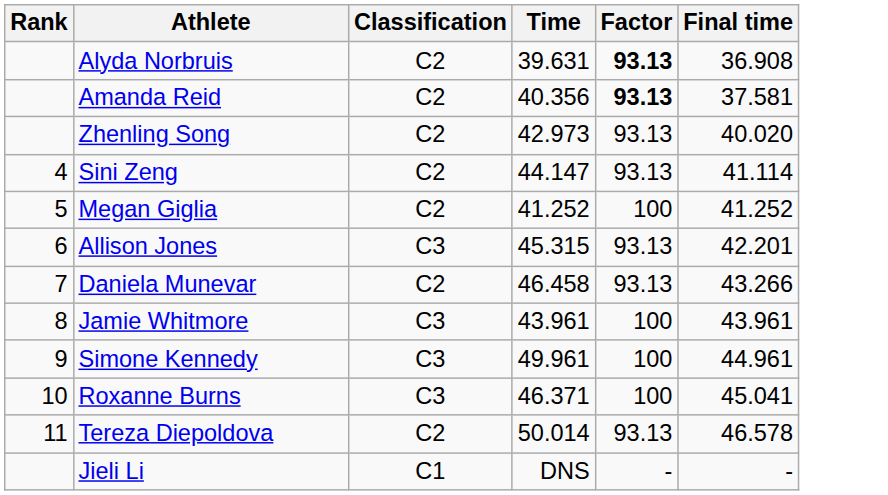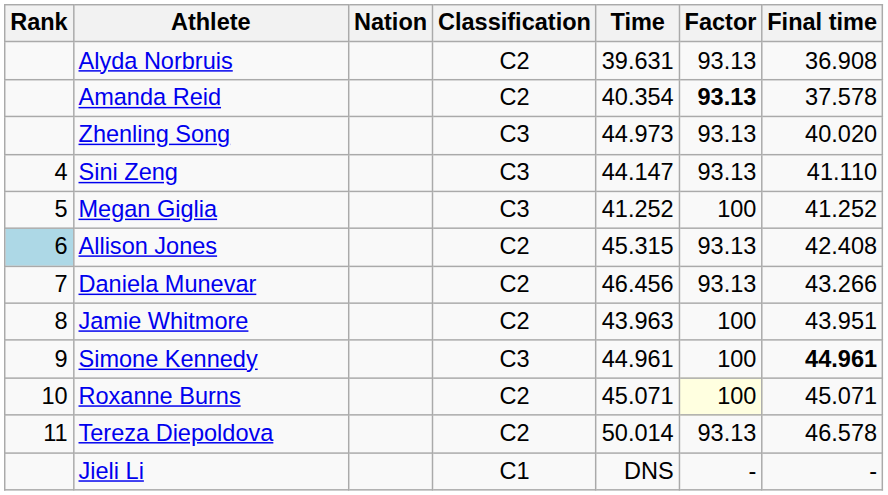+ column: (391, 23)
(643, 60) bold -> (727, 60) normal
(554, 97) 40.356 -> (638, 97) 40.354
(757, 97) 37.581 -> (841, 97) 37.578
(430, 135) C2 -> (514, 135) C3
(554, 135) 42.973 -> (638, 135) 44.973
(430, 172) C2 -> (514, 172) C3
(758, 172) 41.114 -> (842, 172) 41.110
(430, 209) C2 -> (514, 209) C3
(61, 246) no background -> (61, 246) lightblue background
(430, 246) C3 -> (514, 246) C2
(757, 246) 42.201 -> (841, 246) 42.408
(554, 284) 46.458 -> (638, 284) 46.456
(430, 321) C3 -> (514, 321) C2
(554, 321) 43.961 -> (638, 321) 43.963
(757, 321) 43.961 -> (841, 321) 43.951
(554, 358) 49.961 -> (638, 358) 44.961
(757, 358) normal -> (841, 358) bold
(430, 396) C3 -> (514, 396) C2
(554, 396) 46.371 -> (638, 396) 45.071
(653, 396) no background -> (737, 396) lightyellow background
(757, 396) 45.041 -> (841, 396) 45.071
